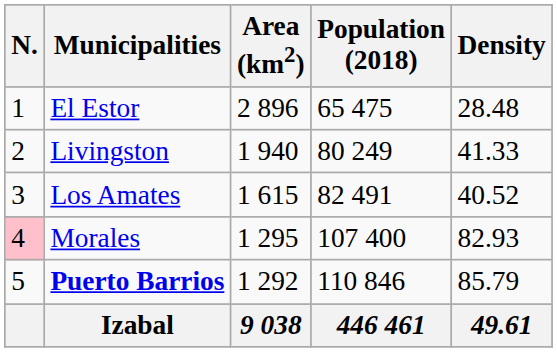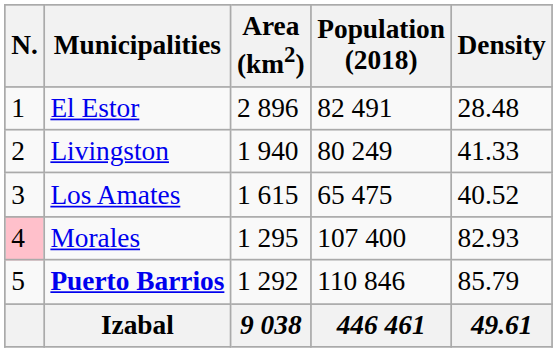(355, 107) 65 475 -> (355, 107) 82 491
(355, 194) 82 491 -> (355, 194) 65 475
